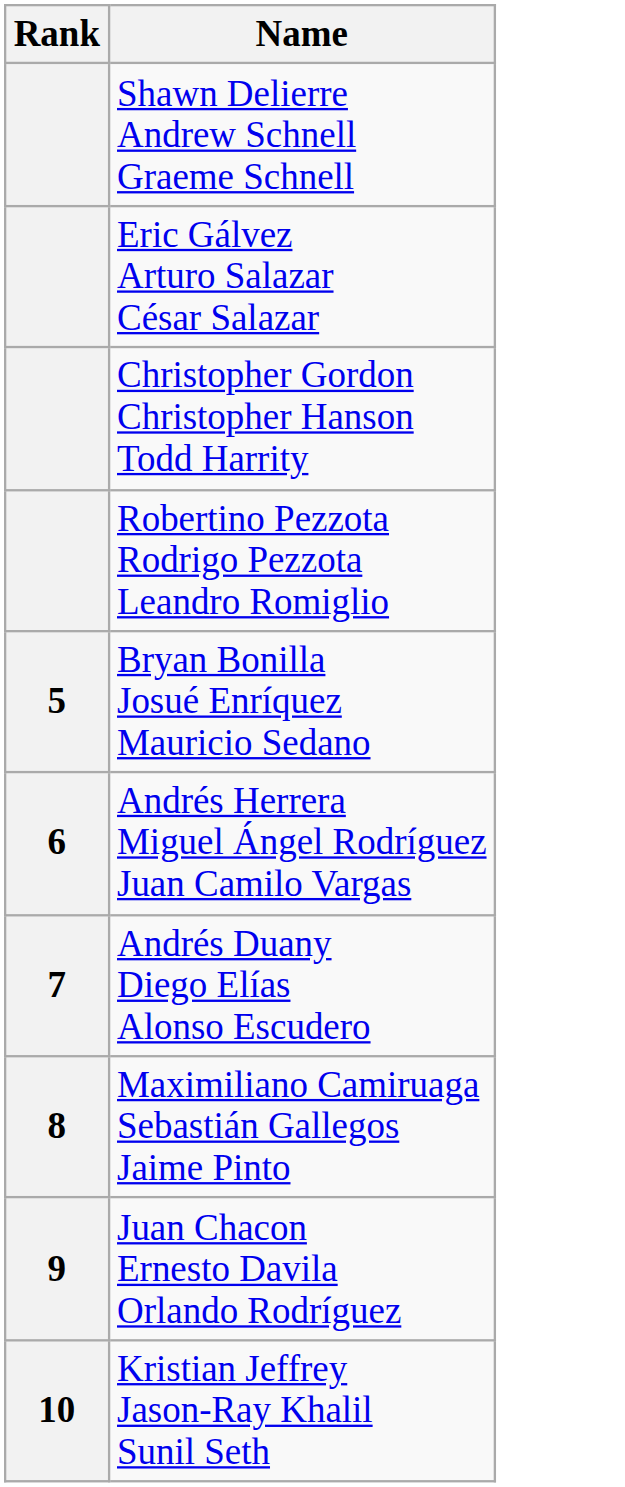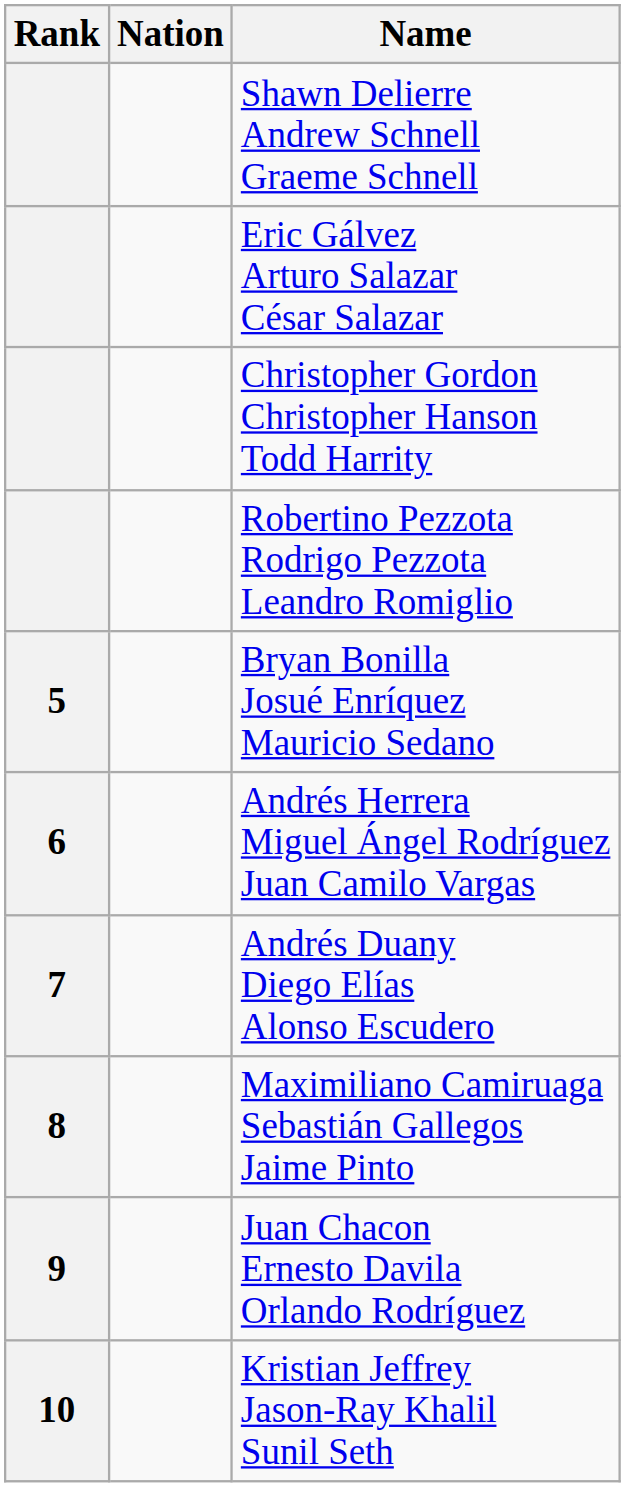+ column: (170, 33)
